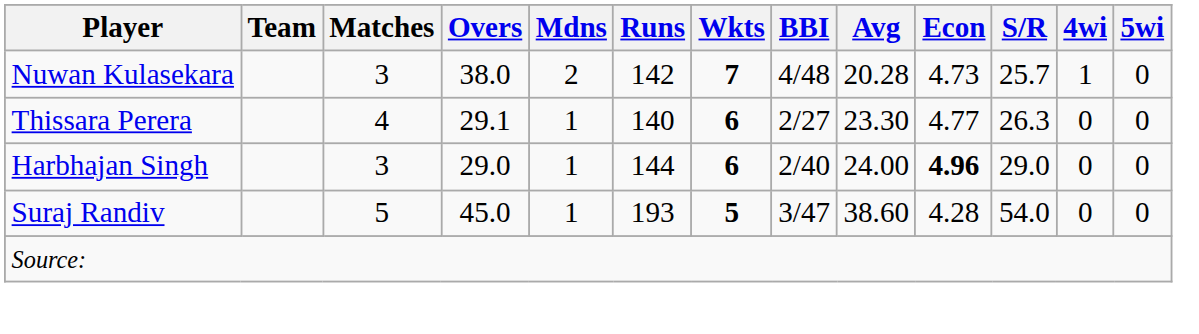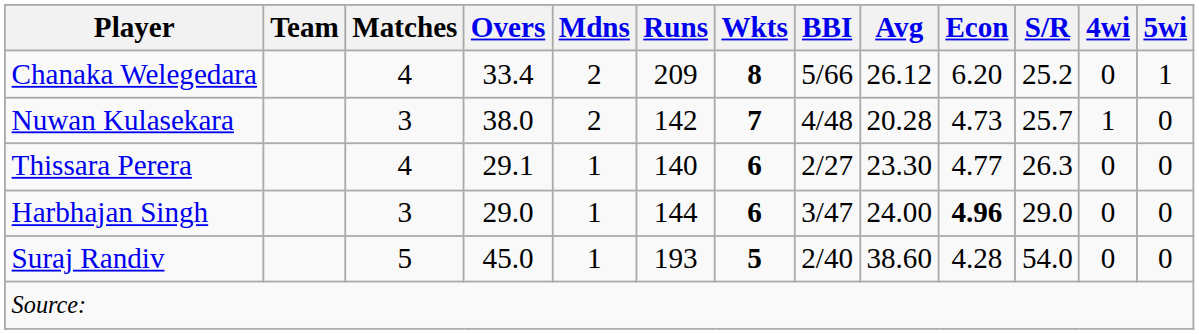+ row: (134, 73)
(804, 166) 2/40 -> (827, 212) 3/47
(804, 212) 3/47 -> (827, 258) 2/40
